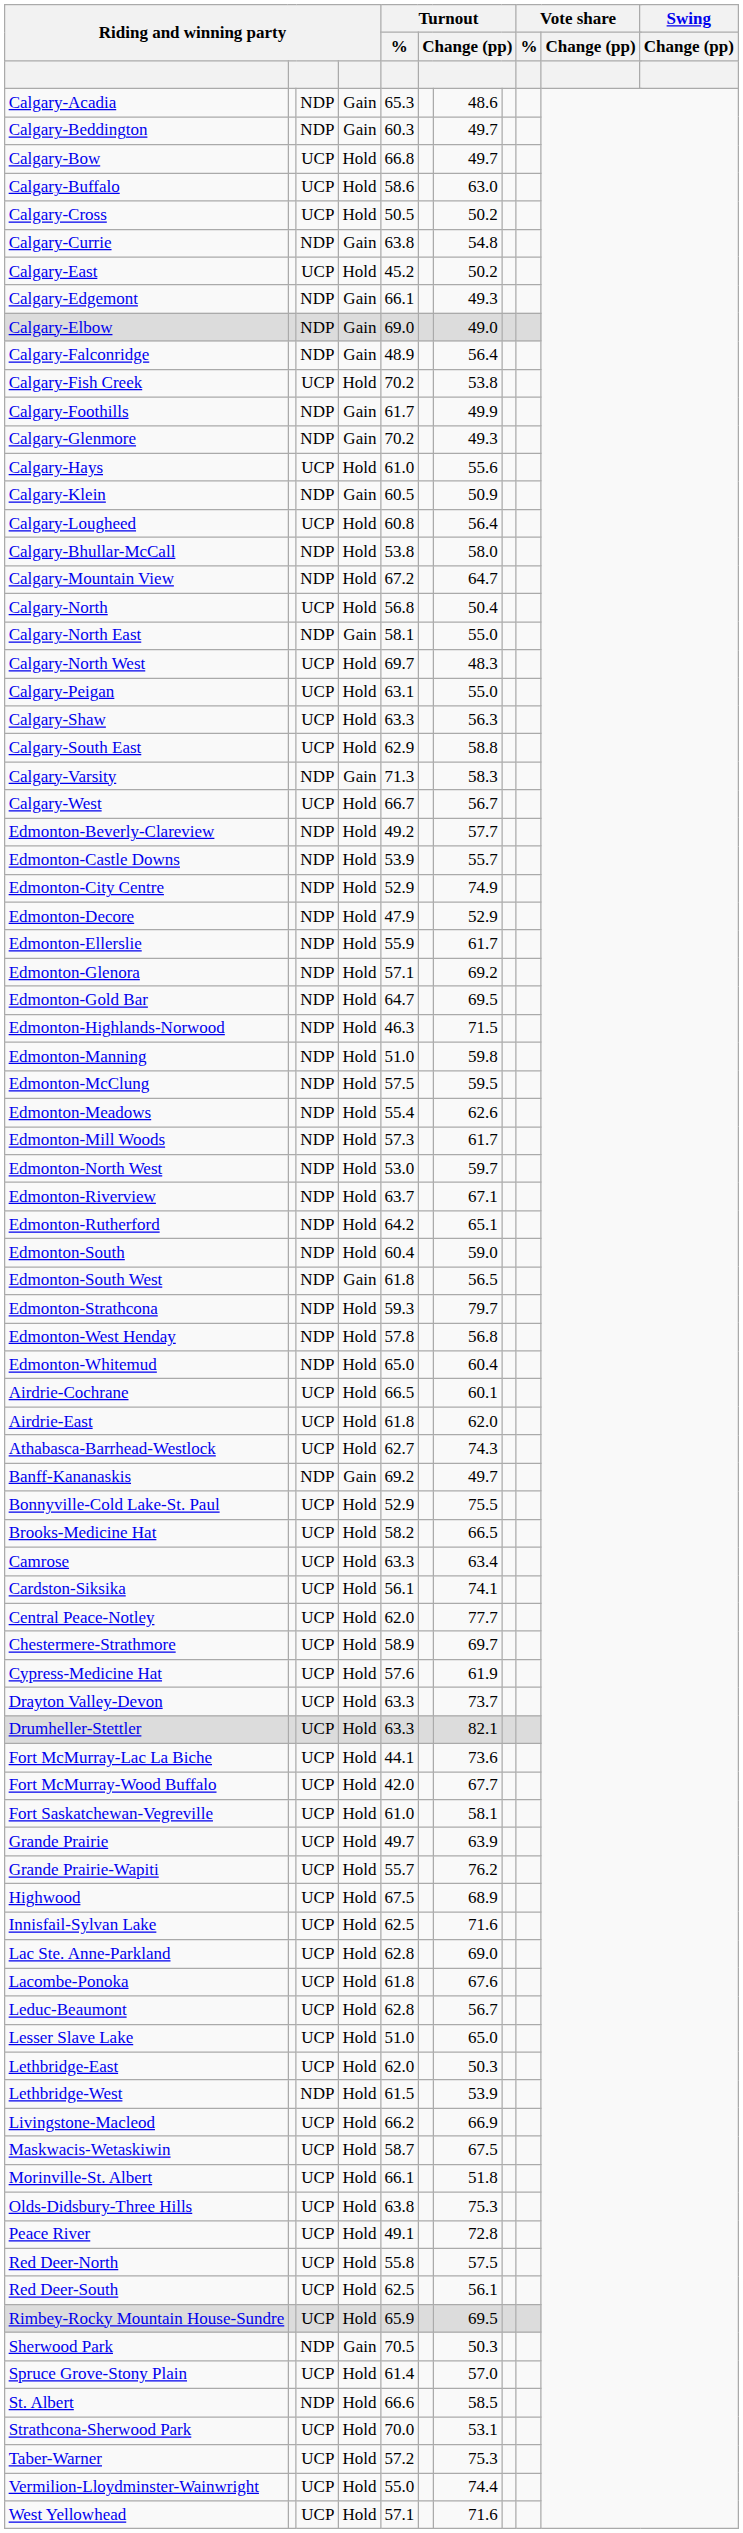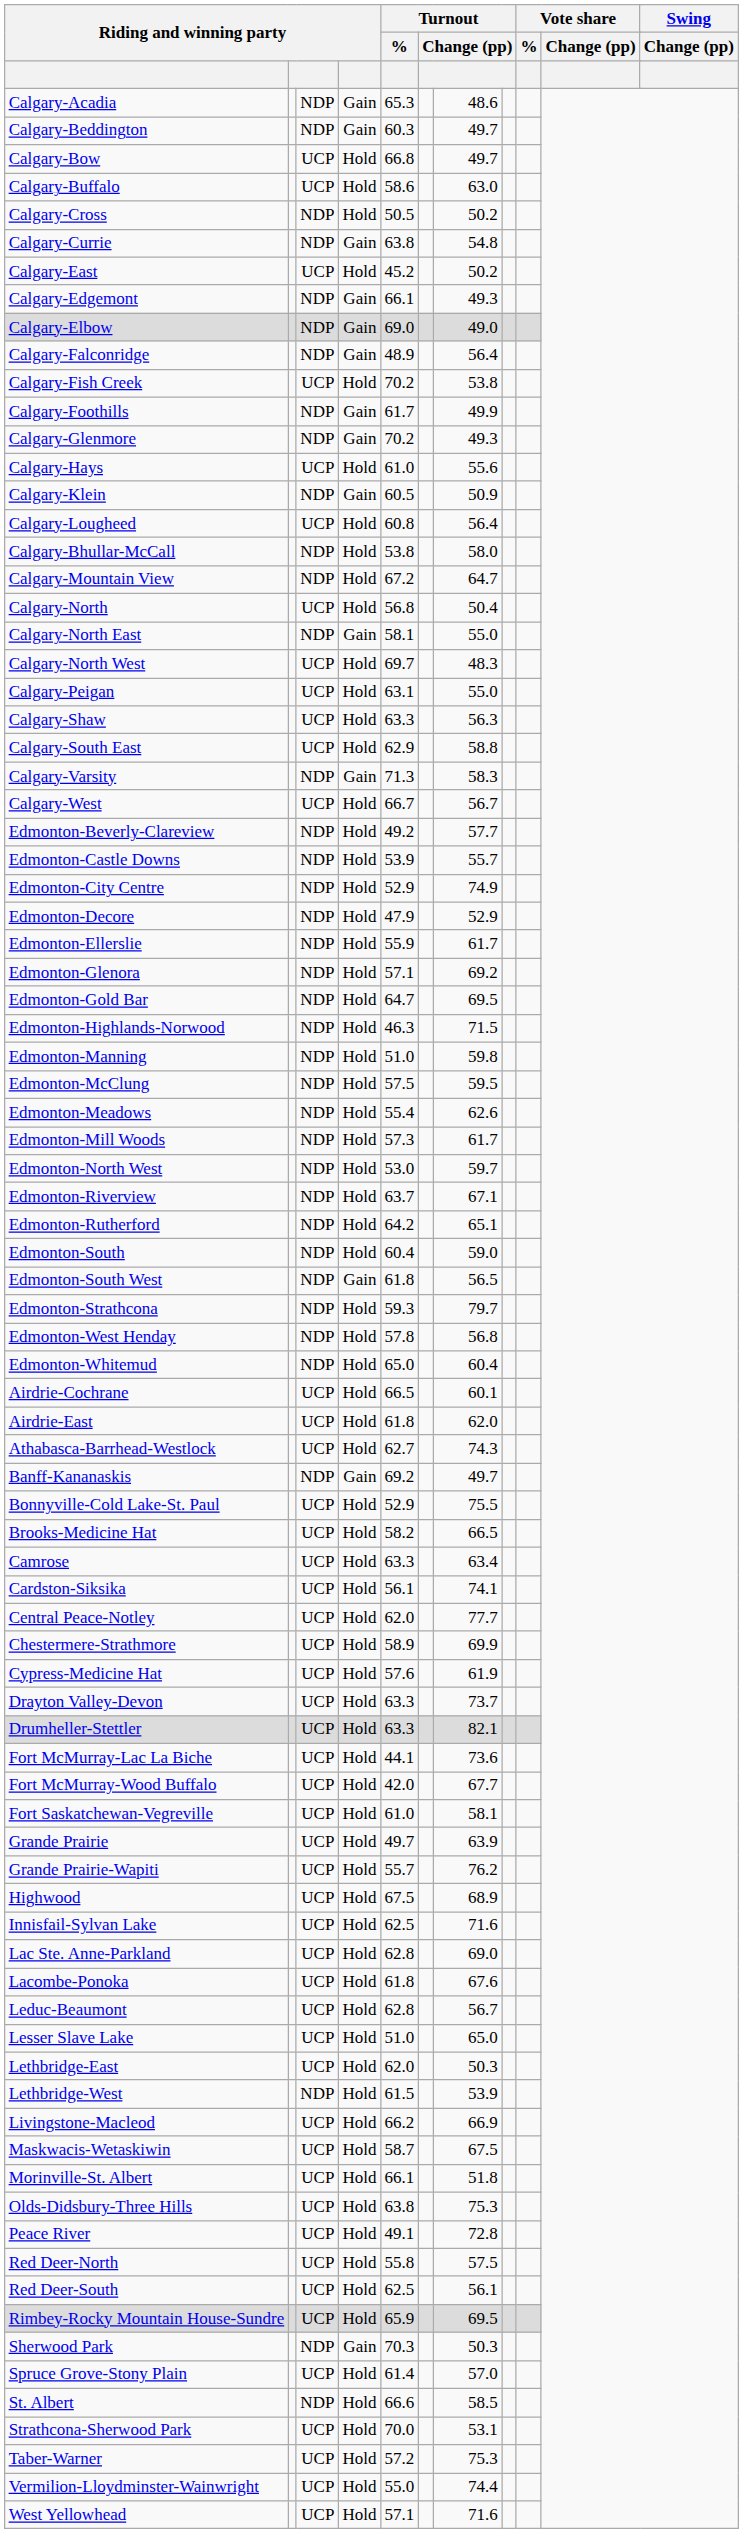(318, 214) UCP -> (317, 214) NDP
(483, 1644) 69.7 -> (483, 1644) 69.9
(399, 2346) 70.5 -> (399, 2346) 70.3
